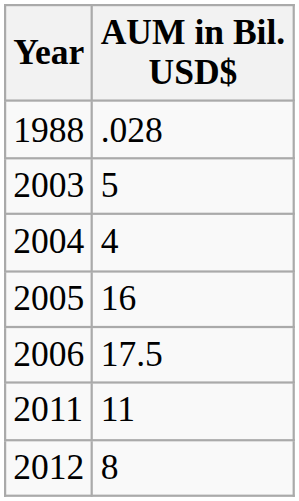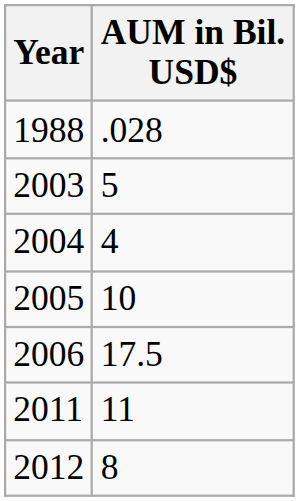(118, 297) 16 -> (118, 297) 10
